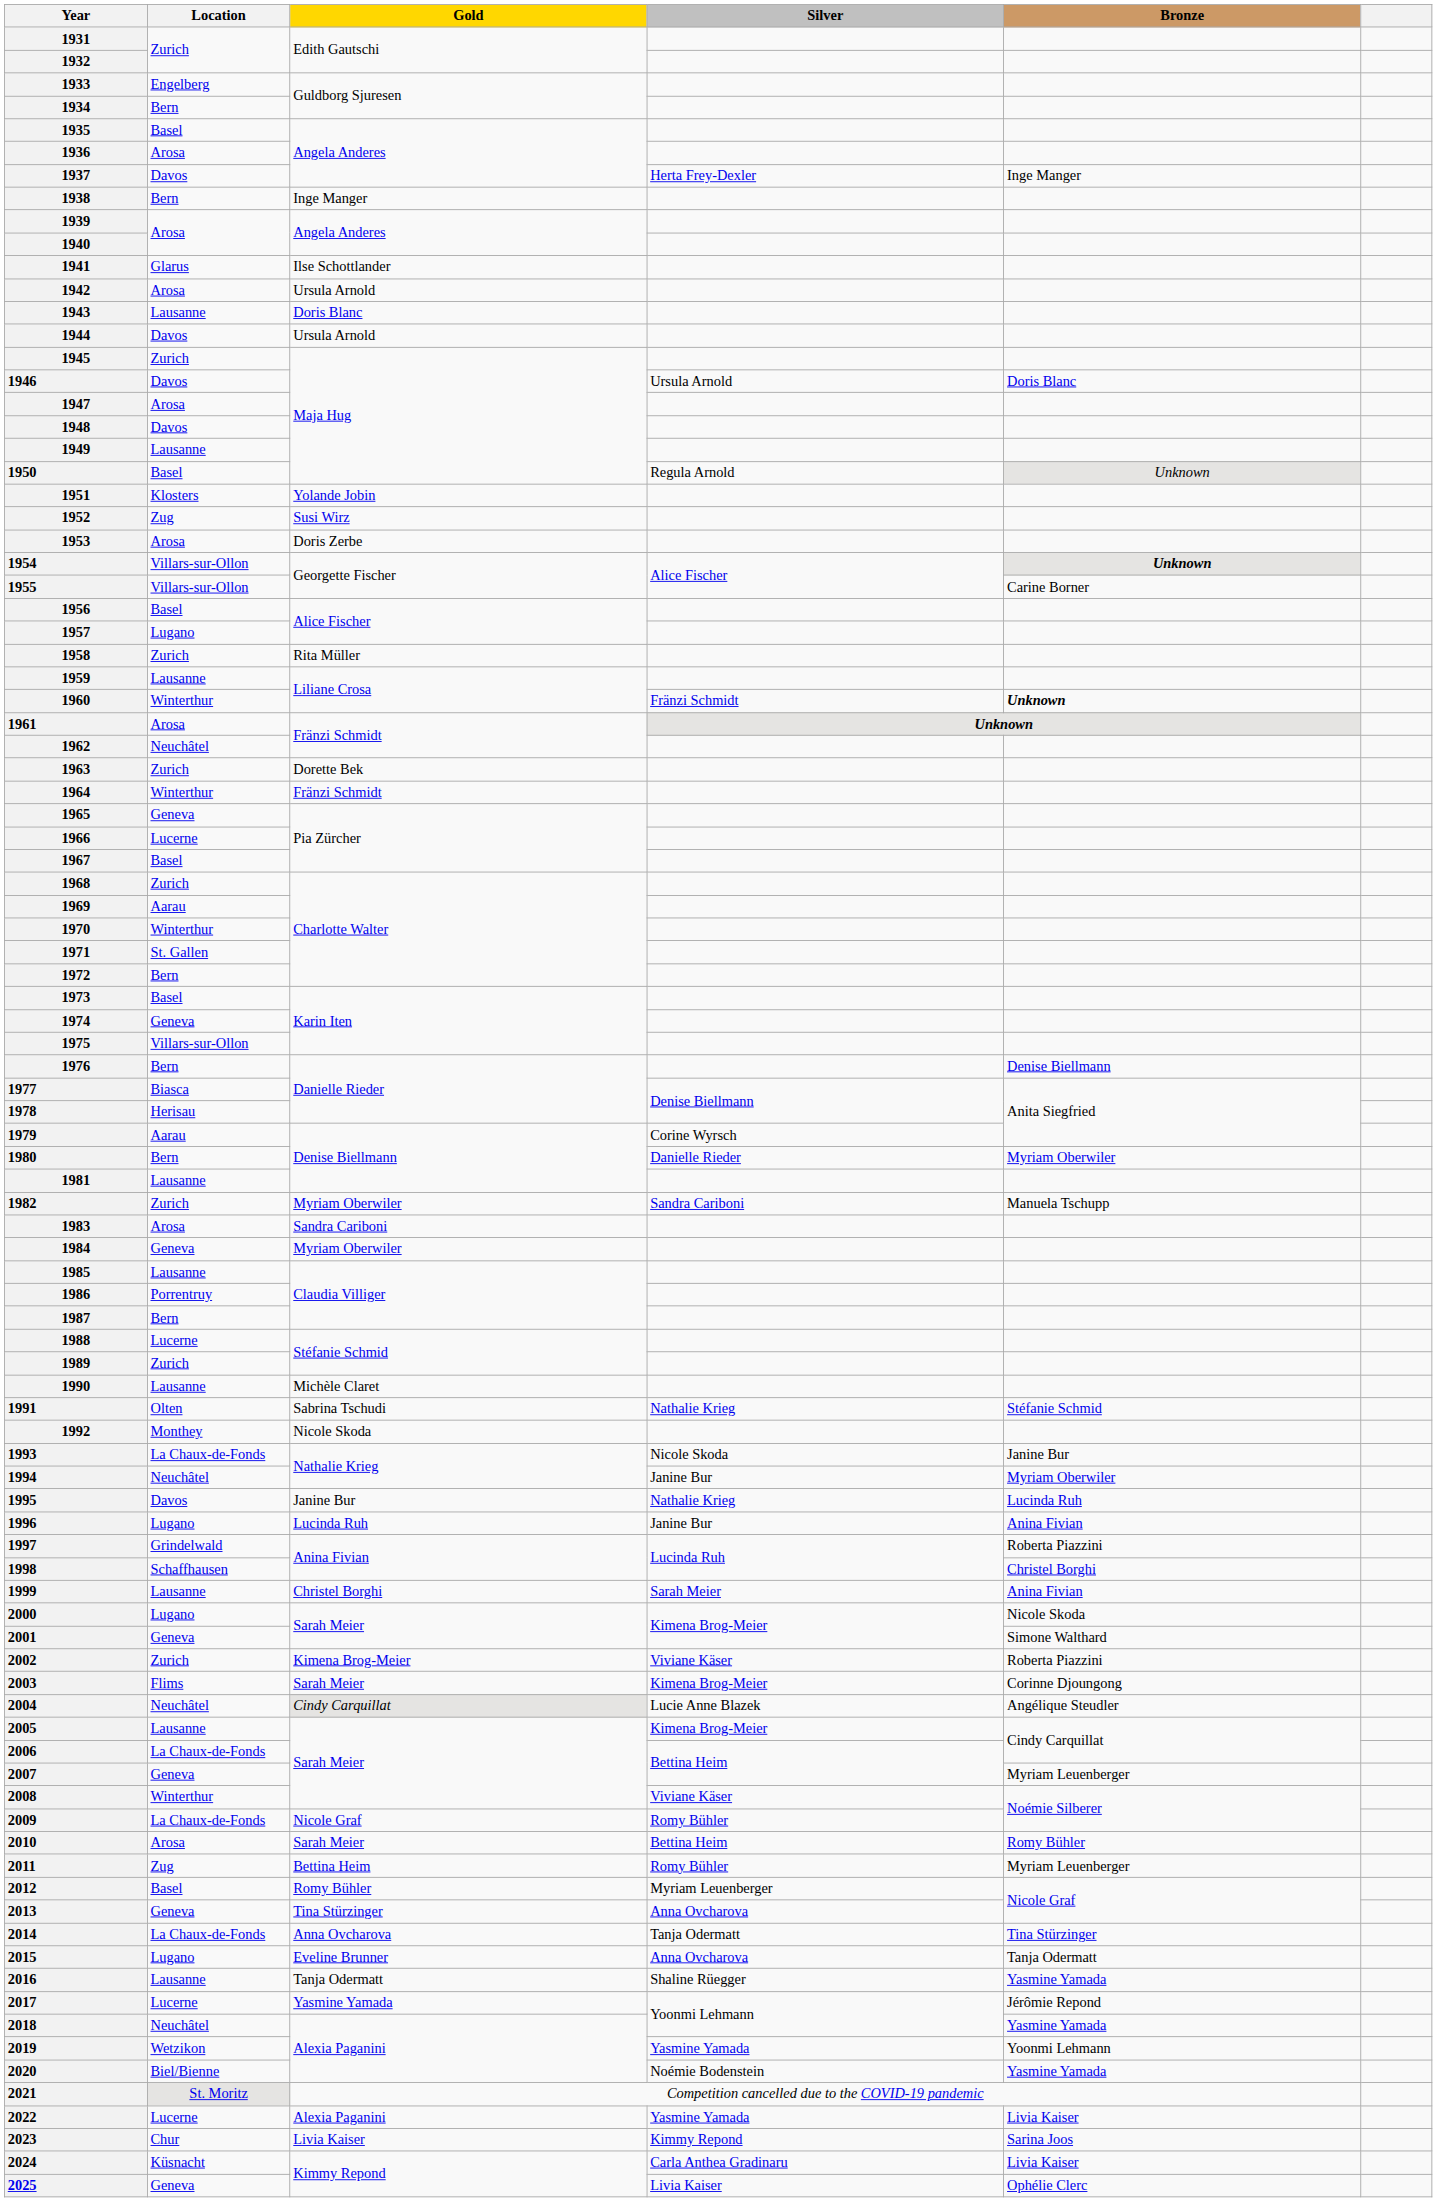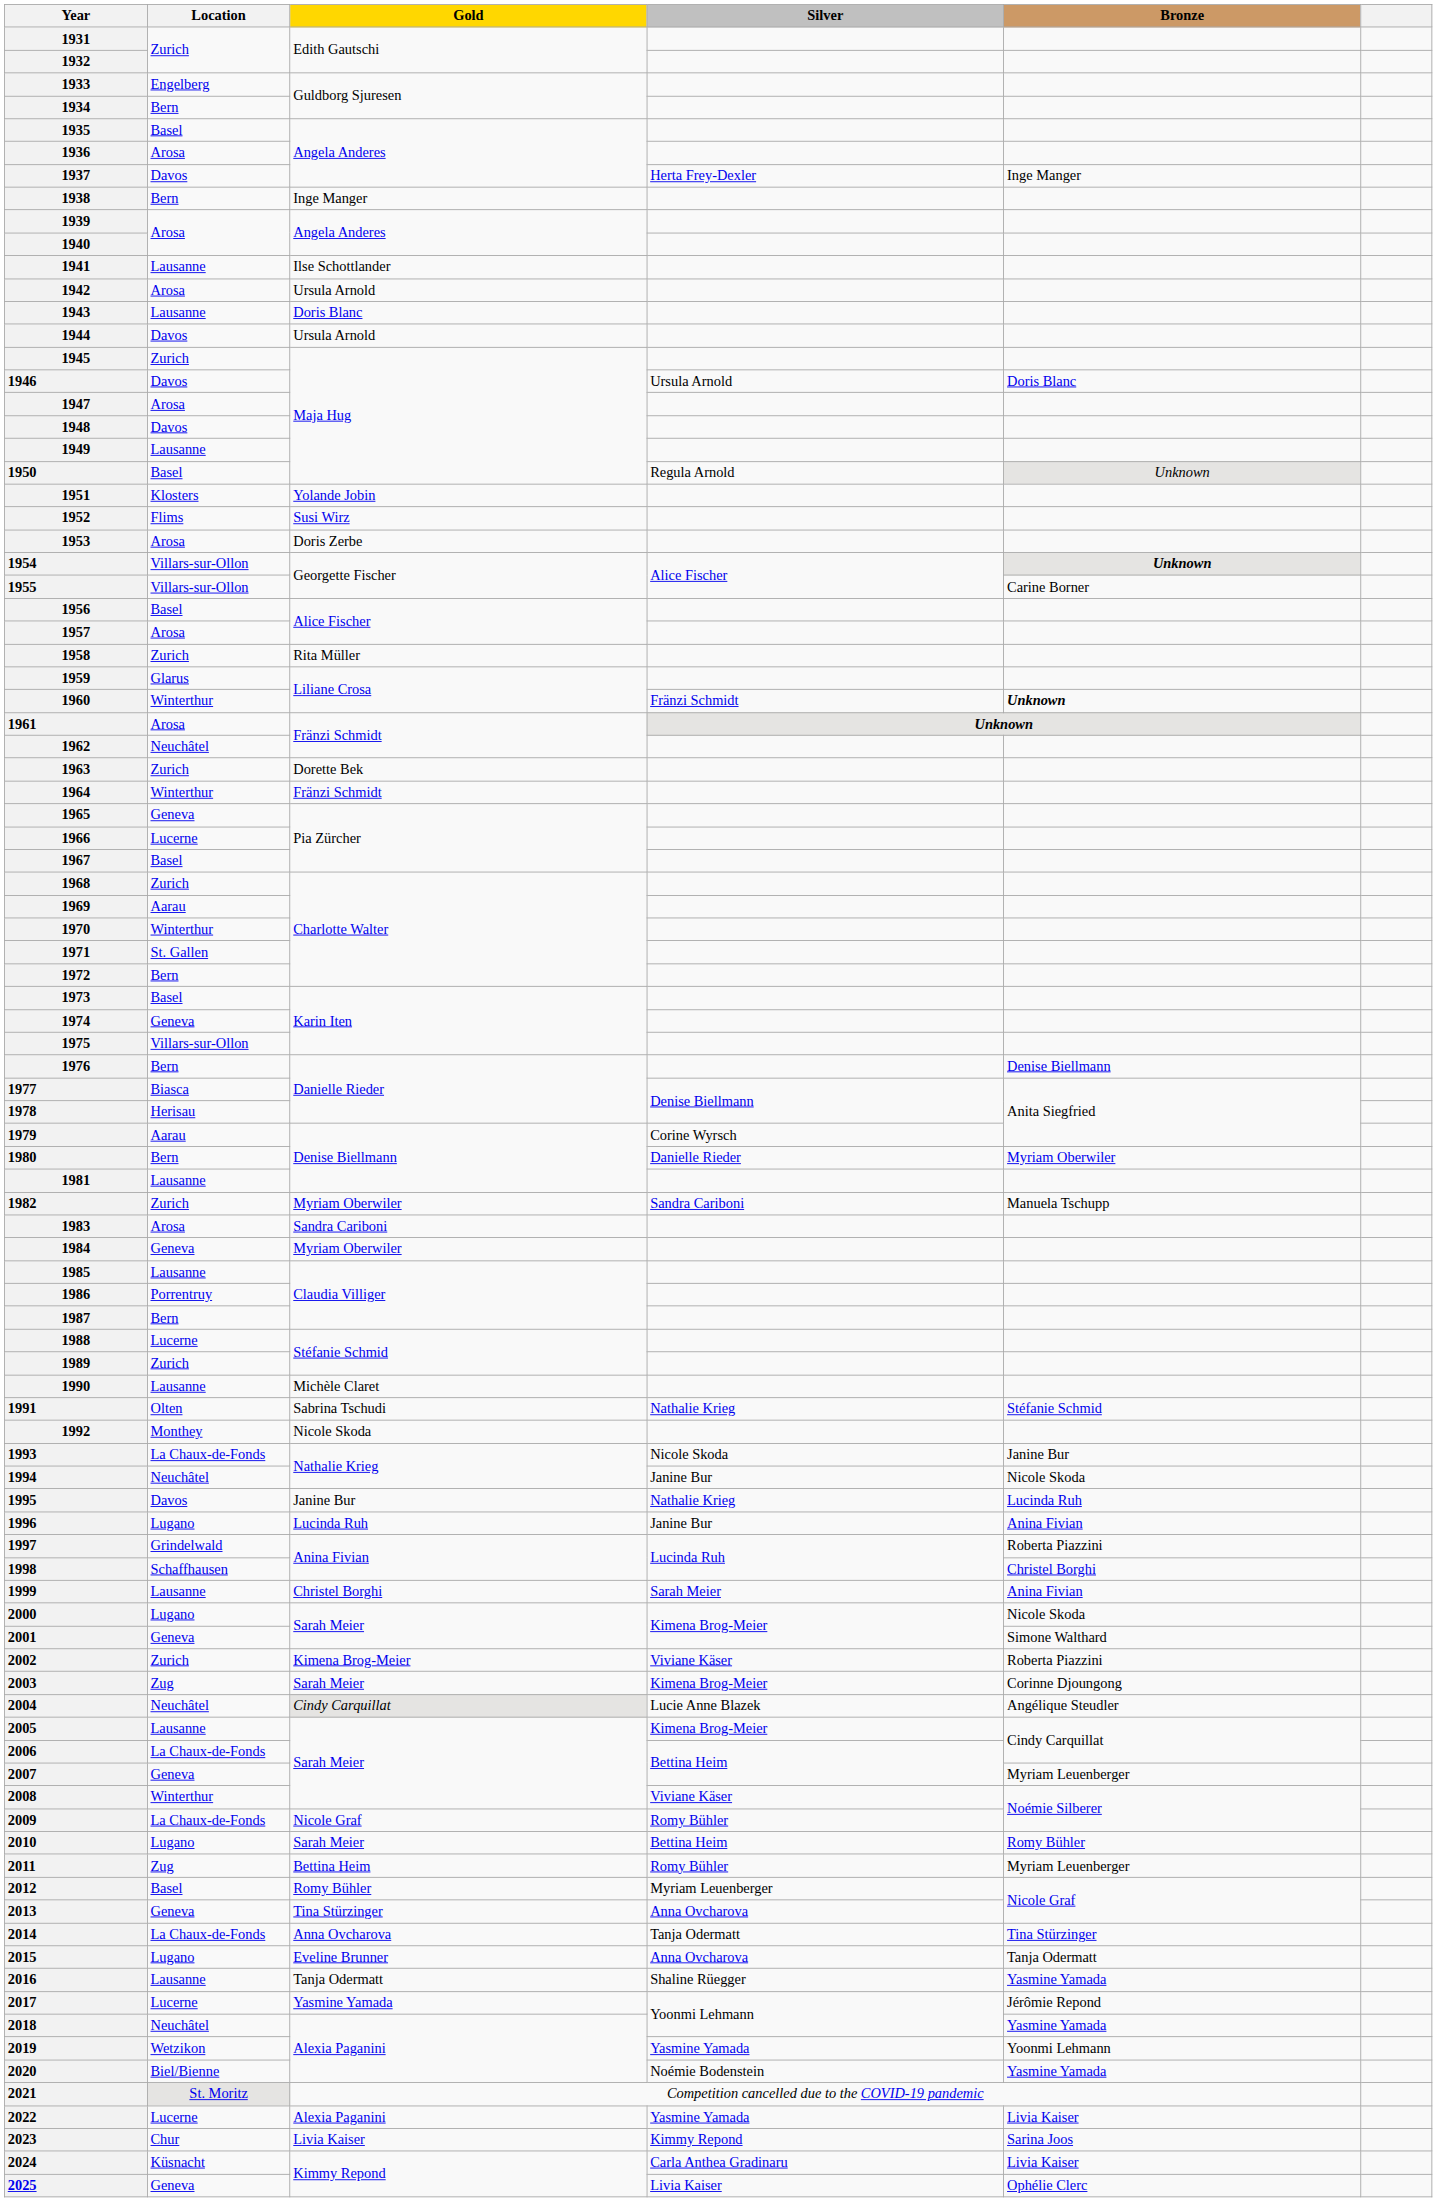(170, 267) Glarus -> (178, 267) Lausanne
(162, 518) Zug -> (167, 518) Flims
(173, 632) Lugano -> (168, 632) Arosa
(178, 678) Lausanne -> (170, 678) Glarus
(1061, 1477) Myriam Oberwiler -> (1046, 1477) Nicole Skoda
(167, 1683) Flims -> (162, 1683) Zug
(168, 1842) Arosa -> (173, 1842) Lugano
